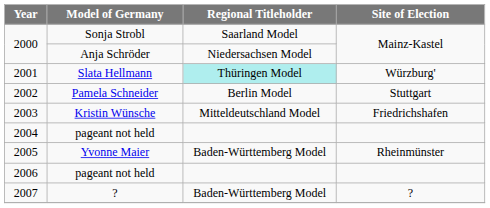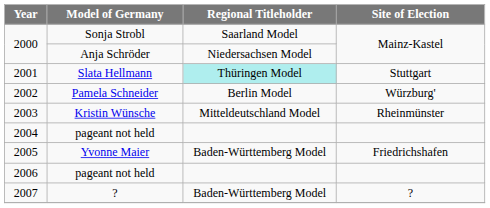(410, 73) Würzburg' -> (410, 73) Stuttgart
(410, 93) Stuttgart -> (410, 93) Würzburg'
(410, 113) Friedrichshafen -> (410, 113) Rheinmünster
(410, 153) Rheinmünster -> (410, 153) Friedrichshafen
